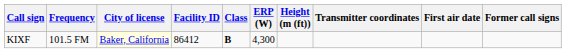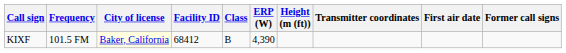(186, 39) 86412 -> (186, 39) 68412
(228, 39) bold -> (228, 39) normal
(263, 39) 4,300 -> (263, 39) 4,390
